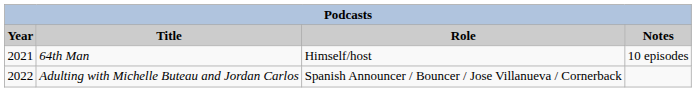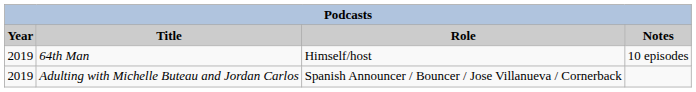(20, 55) 2021 -> (20, 55) 2019
(20, 76) 2022 -> (20, 76) 2019
